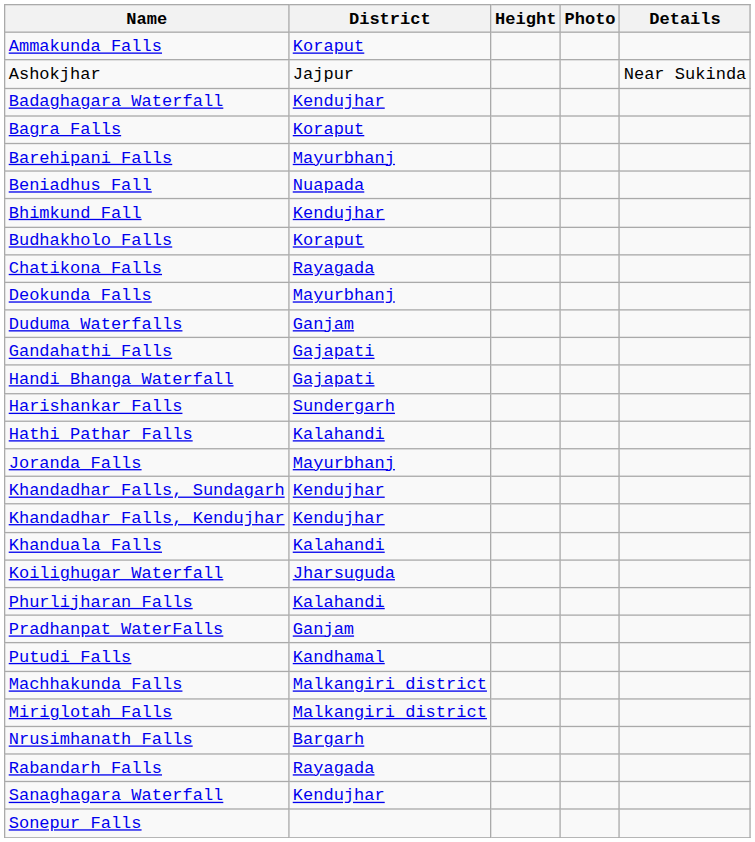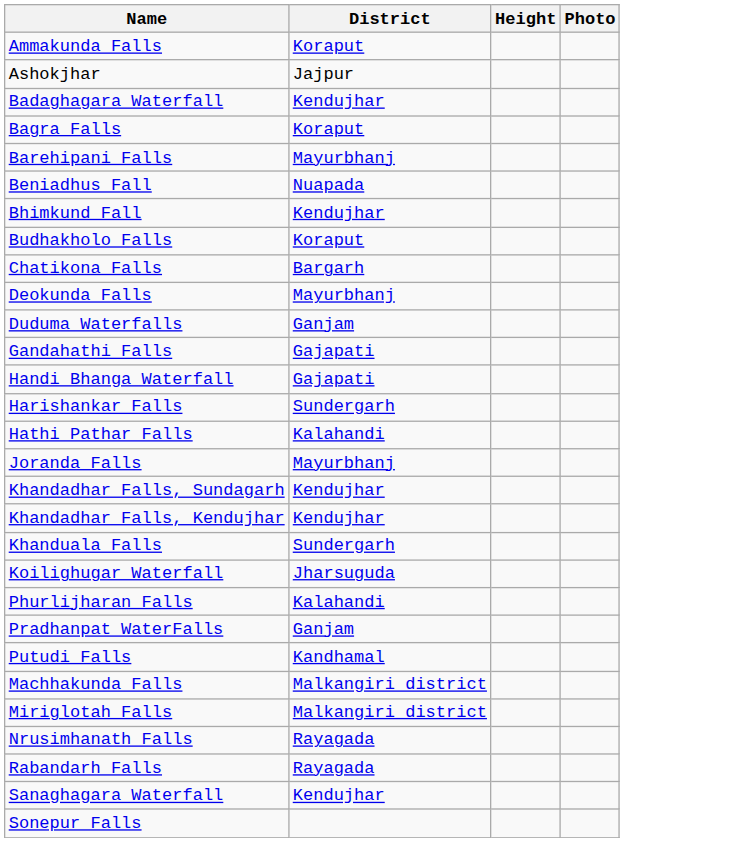- column: (685, 19)
(334, 268) Rayagada -> (329, 268) Bargarh
(339, 546) Kalahandi -> (344, 546) Sundergarh
(329, 740) Bargarh -> (334, 740) Rayagada
